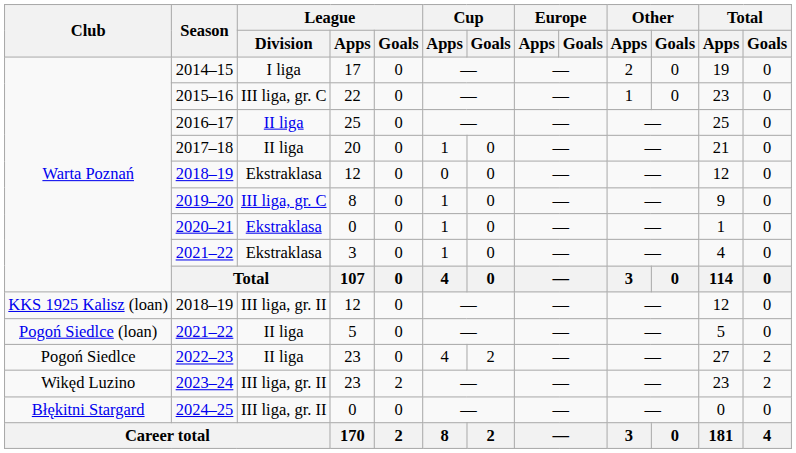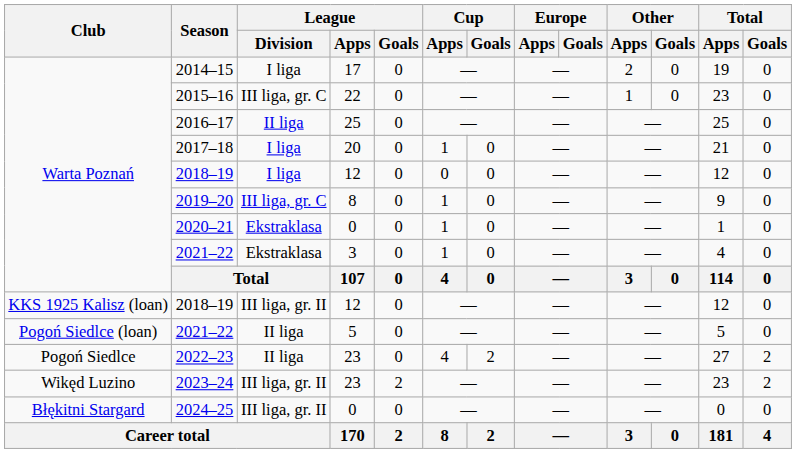(284, 148) II liga -> (284, 148) I liga
(284, 174) Ekstraklasa -> (284, 174) I liga
